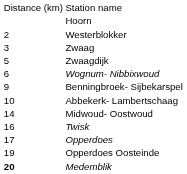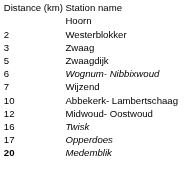+ row: (82, 87)
- row: (124, 87)
(9, 114) 14 -> (9, 114) 12
- row: (112, 153)
